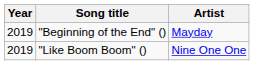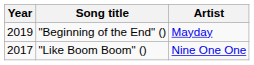(20, 50) 2019 -> (20, 50) 2017
